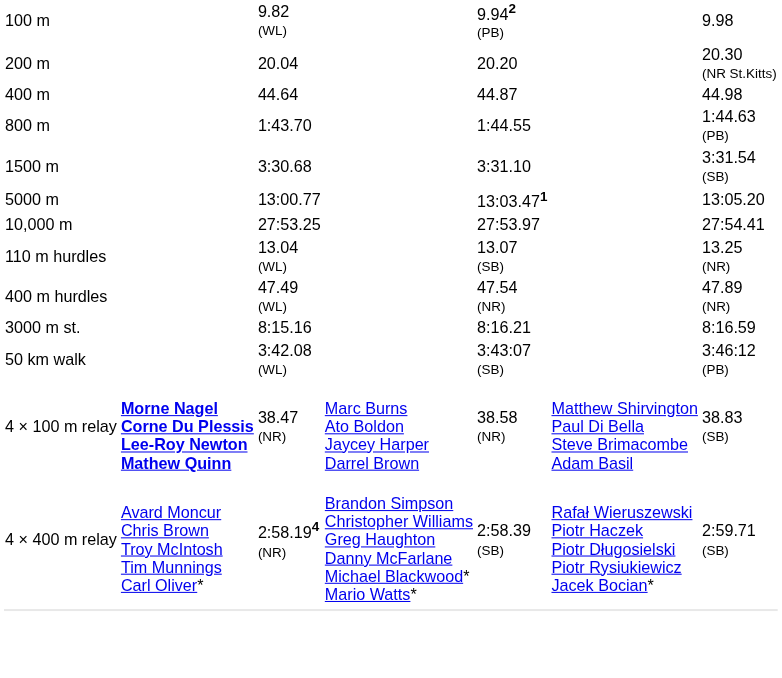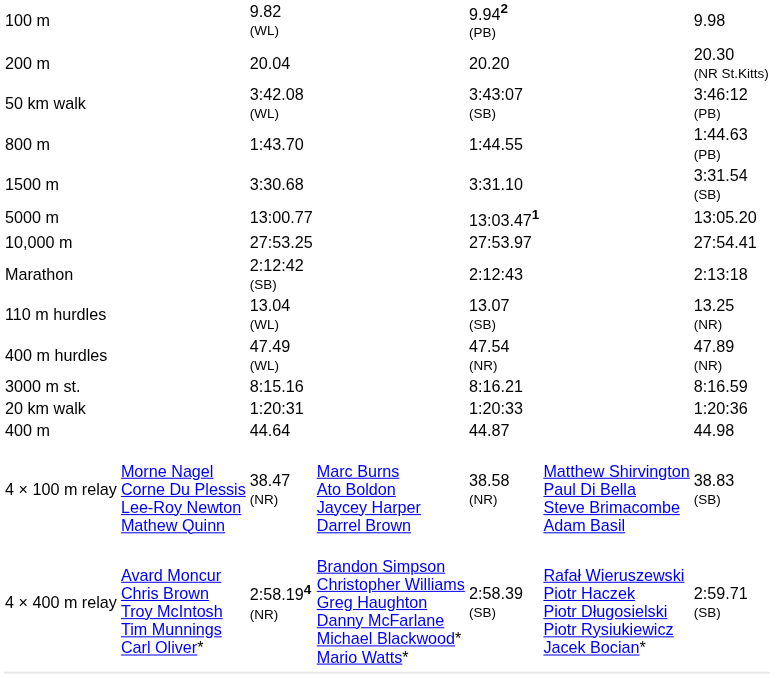rows swapped: (27, 95) <-> (45, 359)
+ row: (39, 274)
+ row: (45, 408)
(187, 435) bold -> (183, 498) normal
